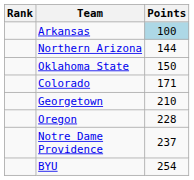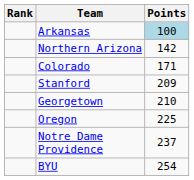(167, 48) 144 -> (167, 48) 142
- row: (84, 66)
+ row: (64, 84)
(167, 119) 228 -> (167, 119) 225
